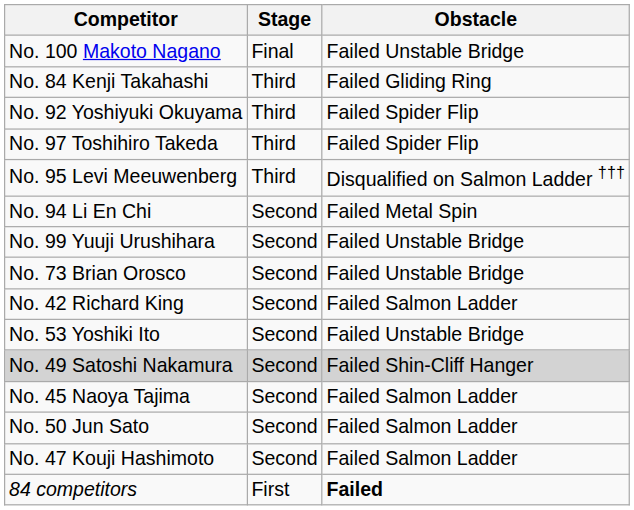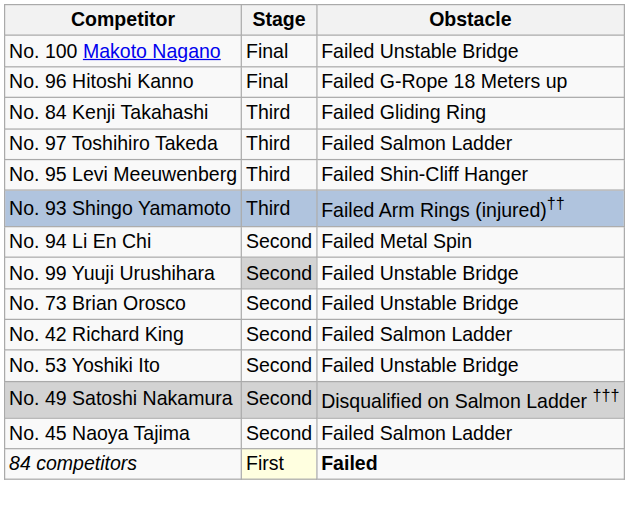+ row: (101, 81)
- row: (126, 112)
(403, 143) Failed Spider Flip -> (417, 143) Failed Salmon Ladder
(476, 177) Disqualified on Salmon Ladder ††† -> (425, 174) Failed Shin-Cliff Hanger
+ row: (120, 208)
(284, 241) no background -> (279, 272) lightgrey background
(430, 365) Failed Shin-Cliff Hanger -> (470, 399) Disqualified on Salmon Ladder †††
- row: (79, 427)
- row: (112, 458)
(270, 489) no background -> (265, 463) lightyellow background
